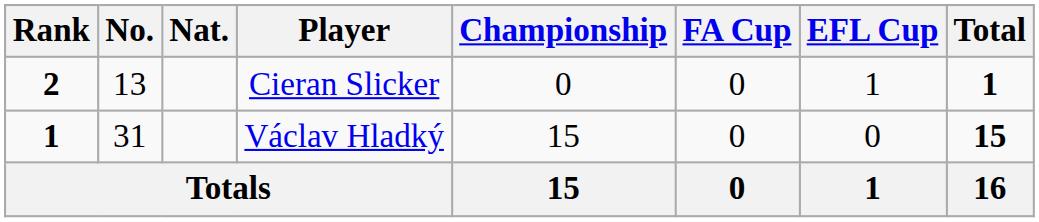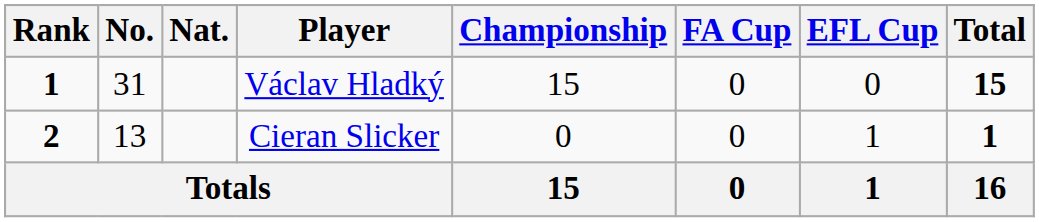rows swapped: (344, 135) <-> (344, 83)
